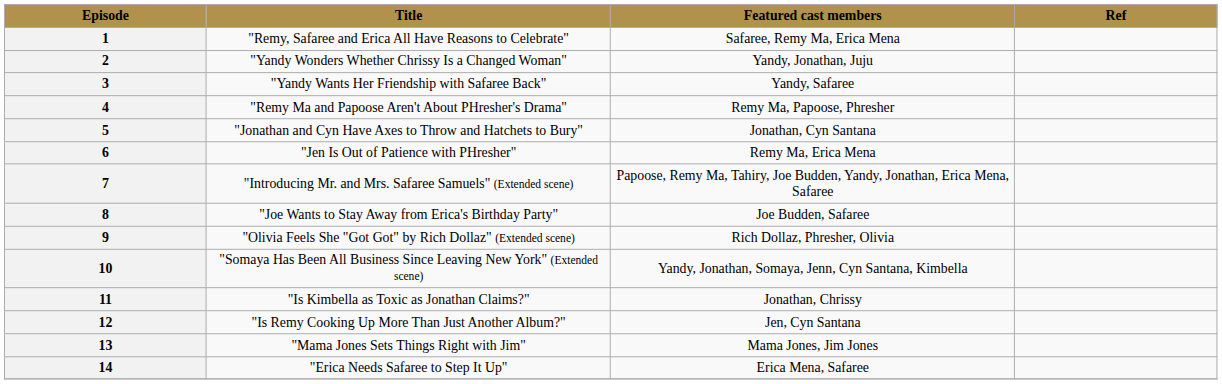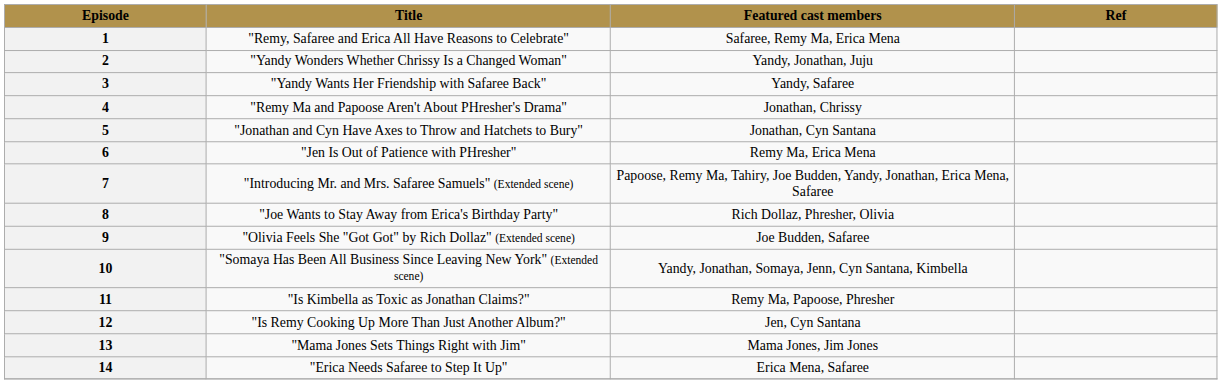(813, 107) Remy Ma, Papoose, Phresher -> (813, 107) Jonathan, Chrissy
(813, 215) Joe Budden, Safaree -> (813, 215) Rich Dollaz, Phresher, Olivia
(813, 237) Rich Dollaz, Phresher, Olivia -> (813, 237) Joe Budden, Safaree
(813, 299) Jonathan, Chrissy -> (813, 299) Remy Ma, Papoose, Phresher
